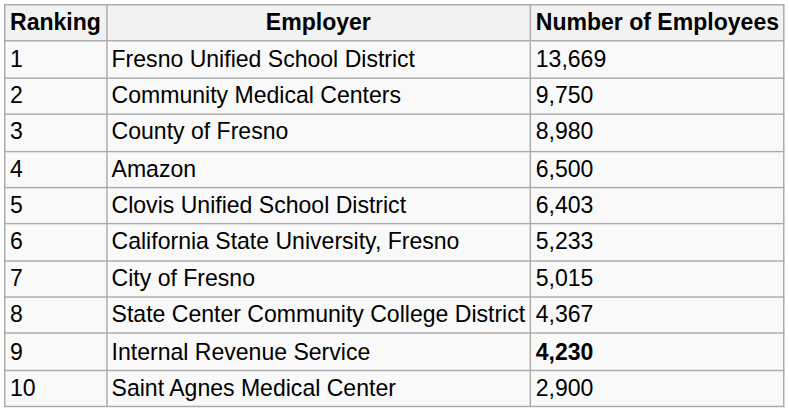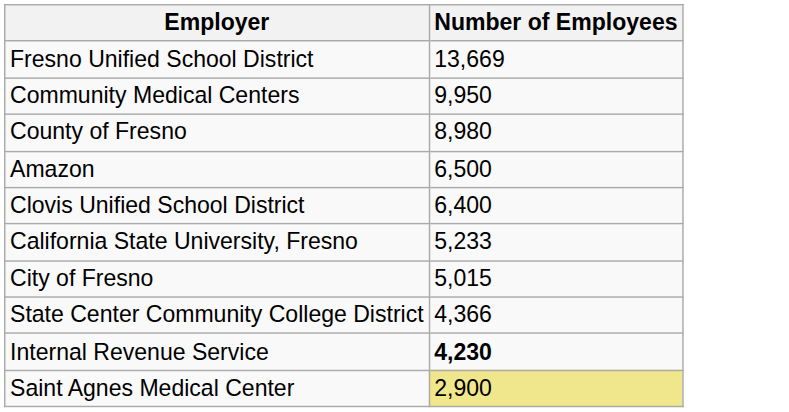- column: (55, 22)
(565, 95) 9,750 -> (463, 95) 9,950
(565, 205) 6,403 -> (463, 205) 6,400
(565, 315) 4,367 -> (463, 315) 4,366
(565, 388) no background -> (463, 388) khaki background
